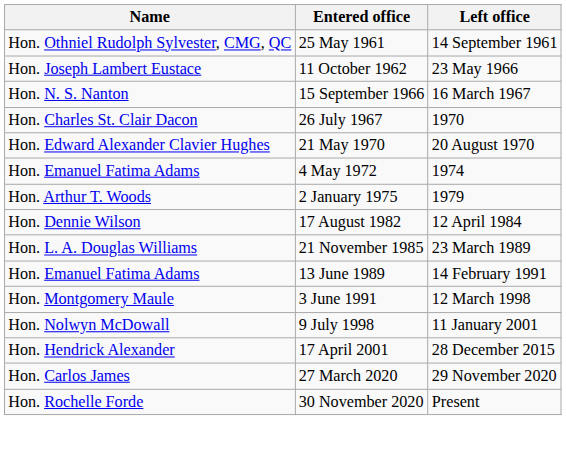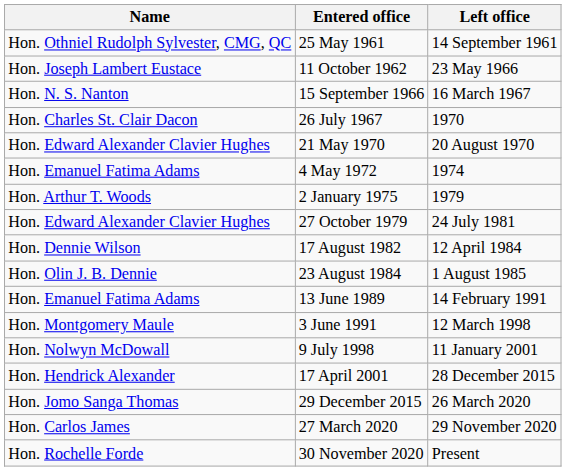+ row: (353, 222)
+ row: (350, 273)
- row: (361, 247)
+ row: (360, 401)
